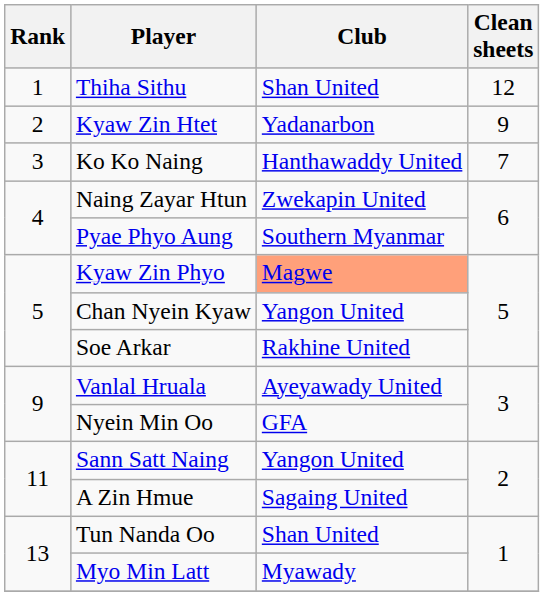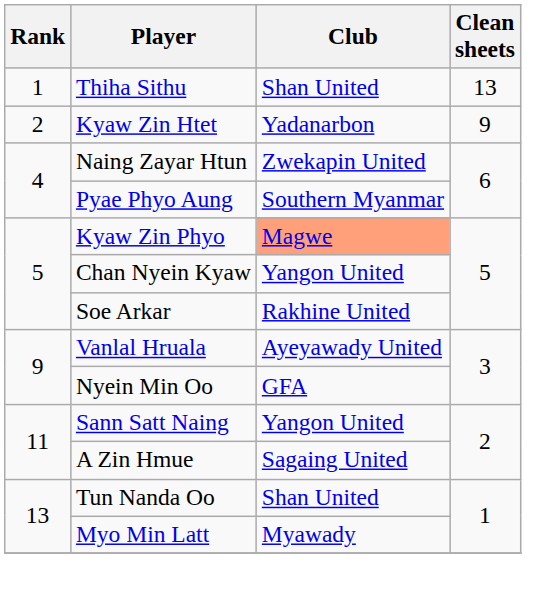(503, 86) 12 -> (485, 86) 13
- row: (139, 161)
